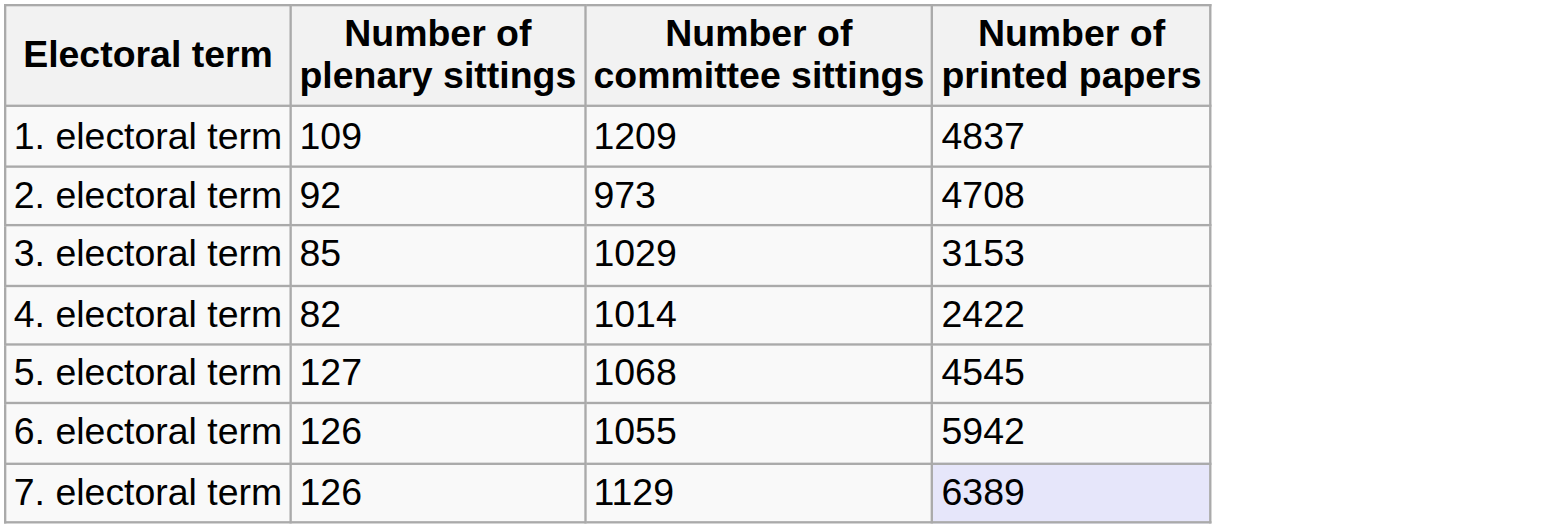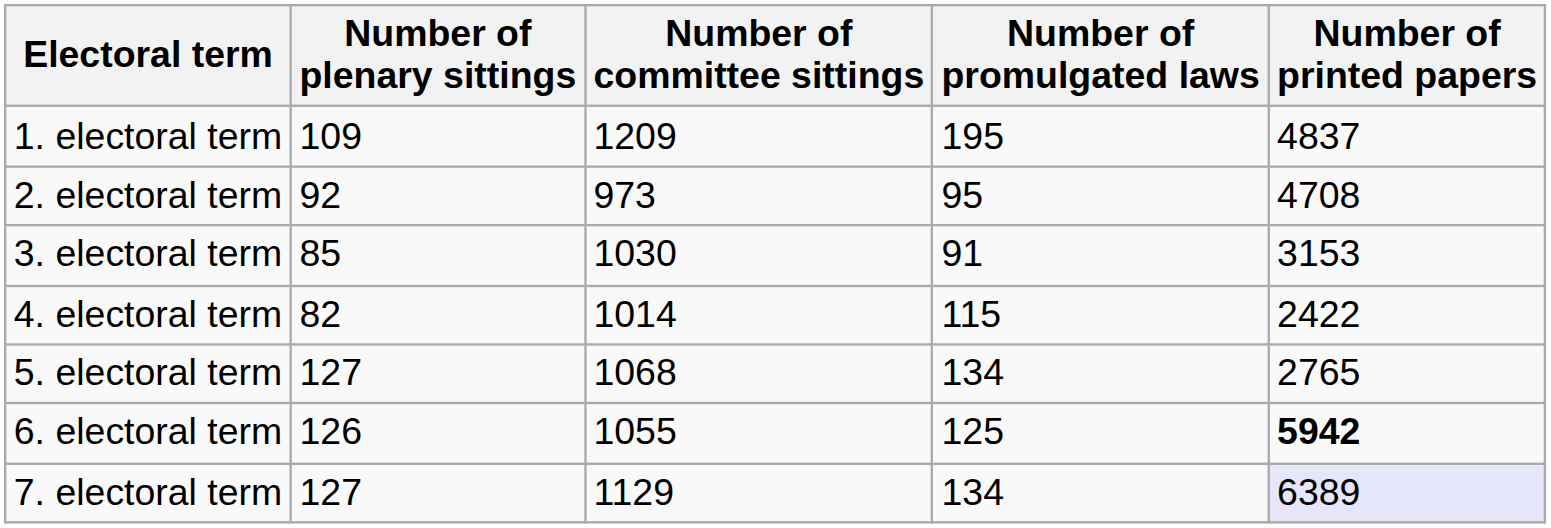+ column: (1101, 55)
(635, 254) 1029 -> (635, 254) 1030
(983, 373) 4545 -> (1319, 373) 2765
(983, 432) normal -> (1319, 432) bold
(331, 491) 126 -> (331, 491) 127
